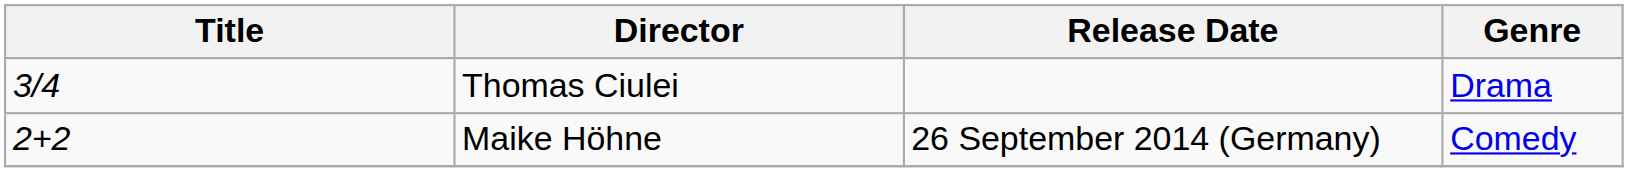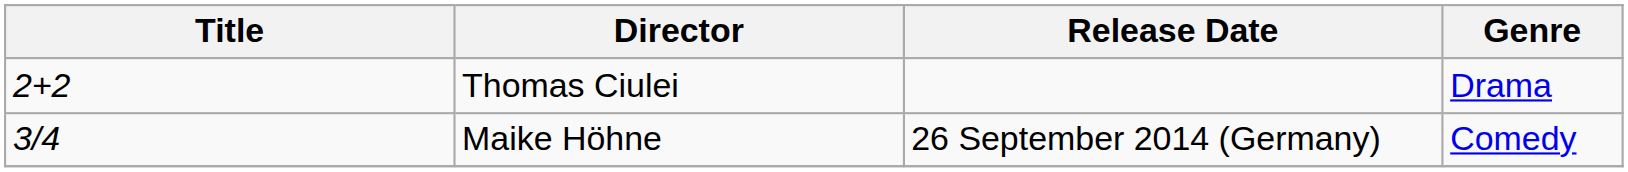(36, 85) 3/4 -> (42, 85) 2+2
(42, 138) 2+2 -> (36, 138) 3/4
